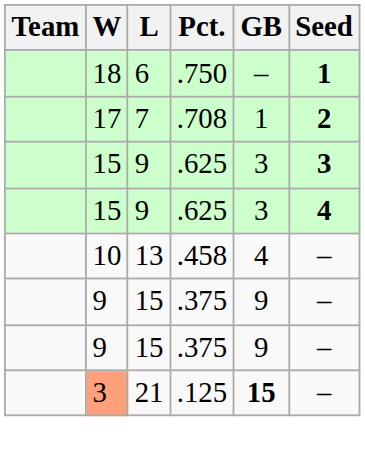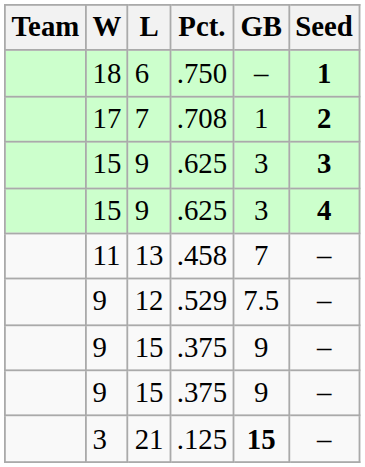(107, 255) 10 -> (106, 255) 11
(261, 255) 4 -> (261, 255) 7
+ row: (149, 301)
(100, 392) lightsalmon background -> (100, 438) no background
